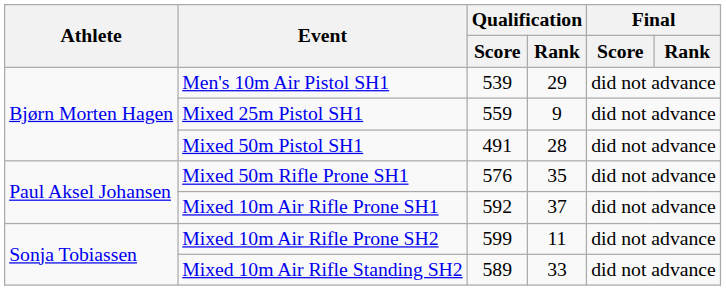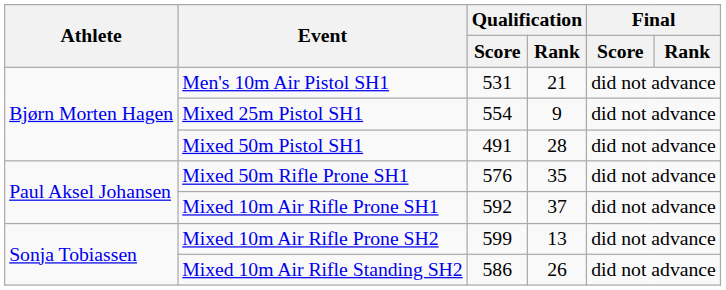(497, 82) 539 -> (497, 82) 531
(557, 82) 29 -> (557, 82) 21
(497, 113) 559 -> (497, 113) 554
(557, 238) 11 -> (557, 238) 13
(497, 269) 589 -> (497, 269) 586
(557, 269) 33 -> (557, 269) 26
